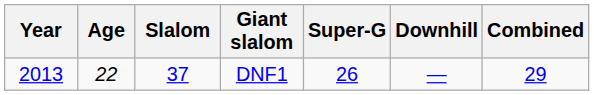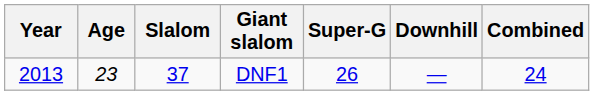(106, 74) 22 -> (106, 74) 23
(536, 74) 29 -> (536, 74) 24
